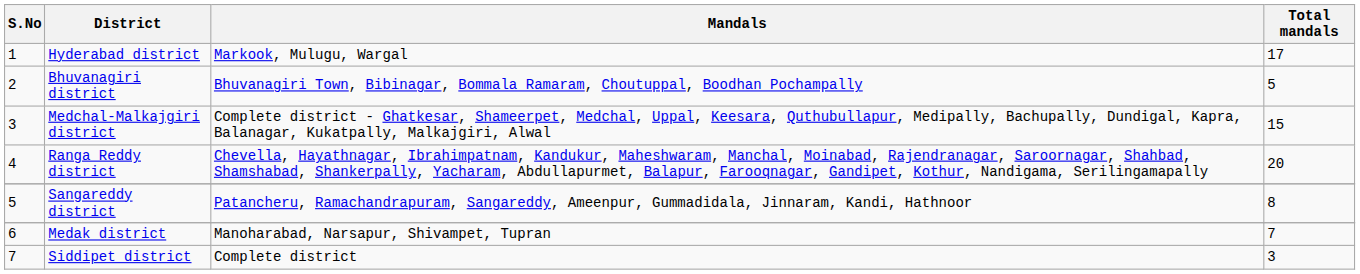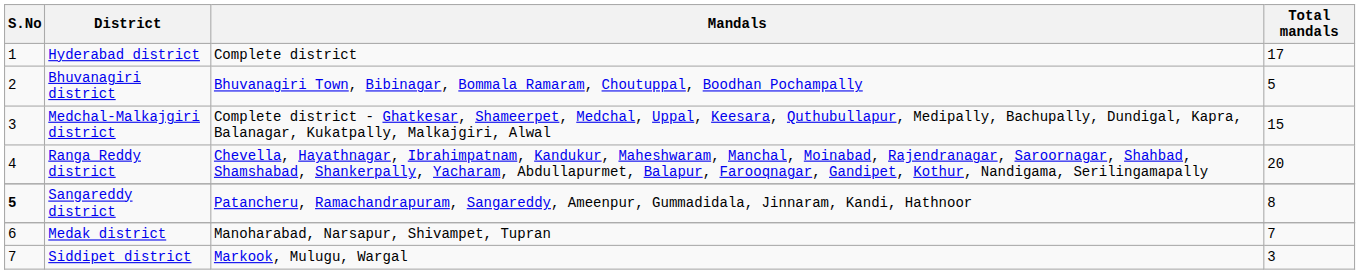(311, 55) Markook, Mulugu, Wargal -> (286, 55) Complete district
(12, 203) normal -> (12, 203) bold
(286, 257) Complete district -> (311, 257) Markook, Mulugu, Wargal
